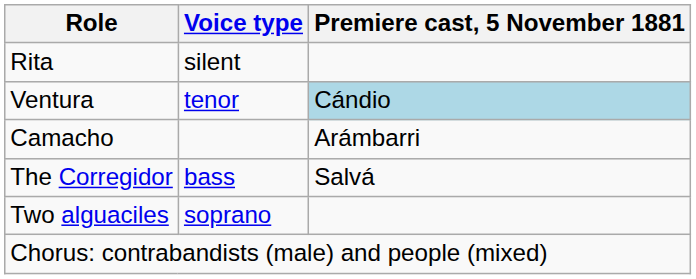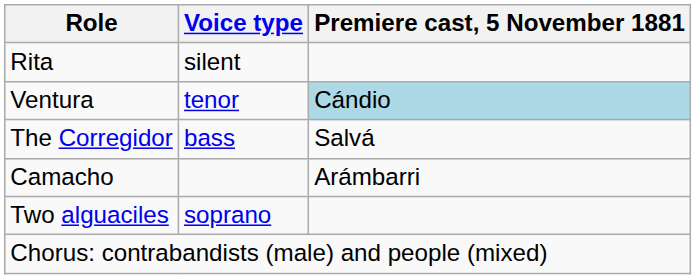rows swapped: (62, 138) <-> (92, 176)
